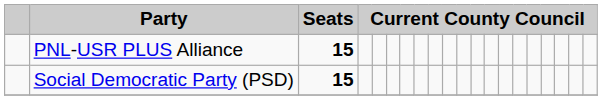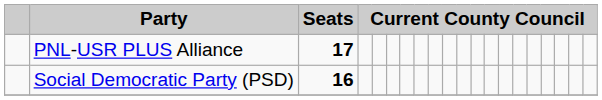(343, 49) 15 -> (343, 49) 17
(343, 79) 15 -> (343, 79) 16
